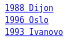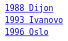rows swapped: (34, 32) <-> (27, 20)
